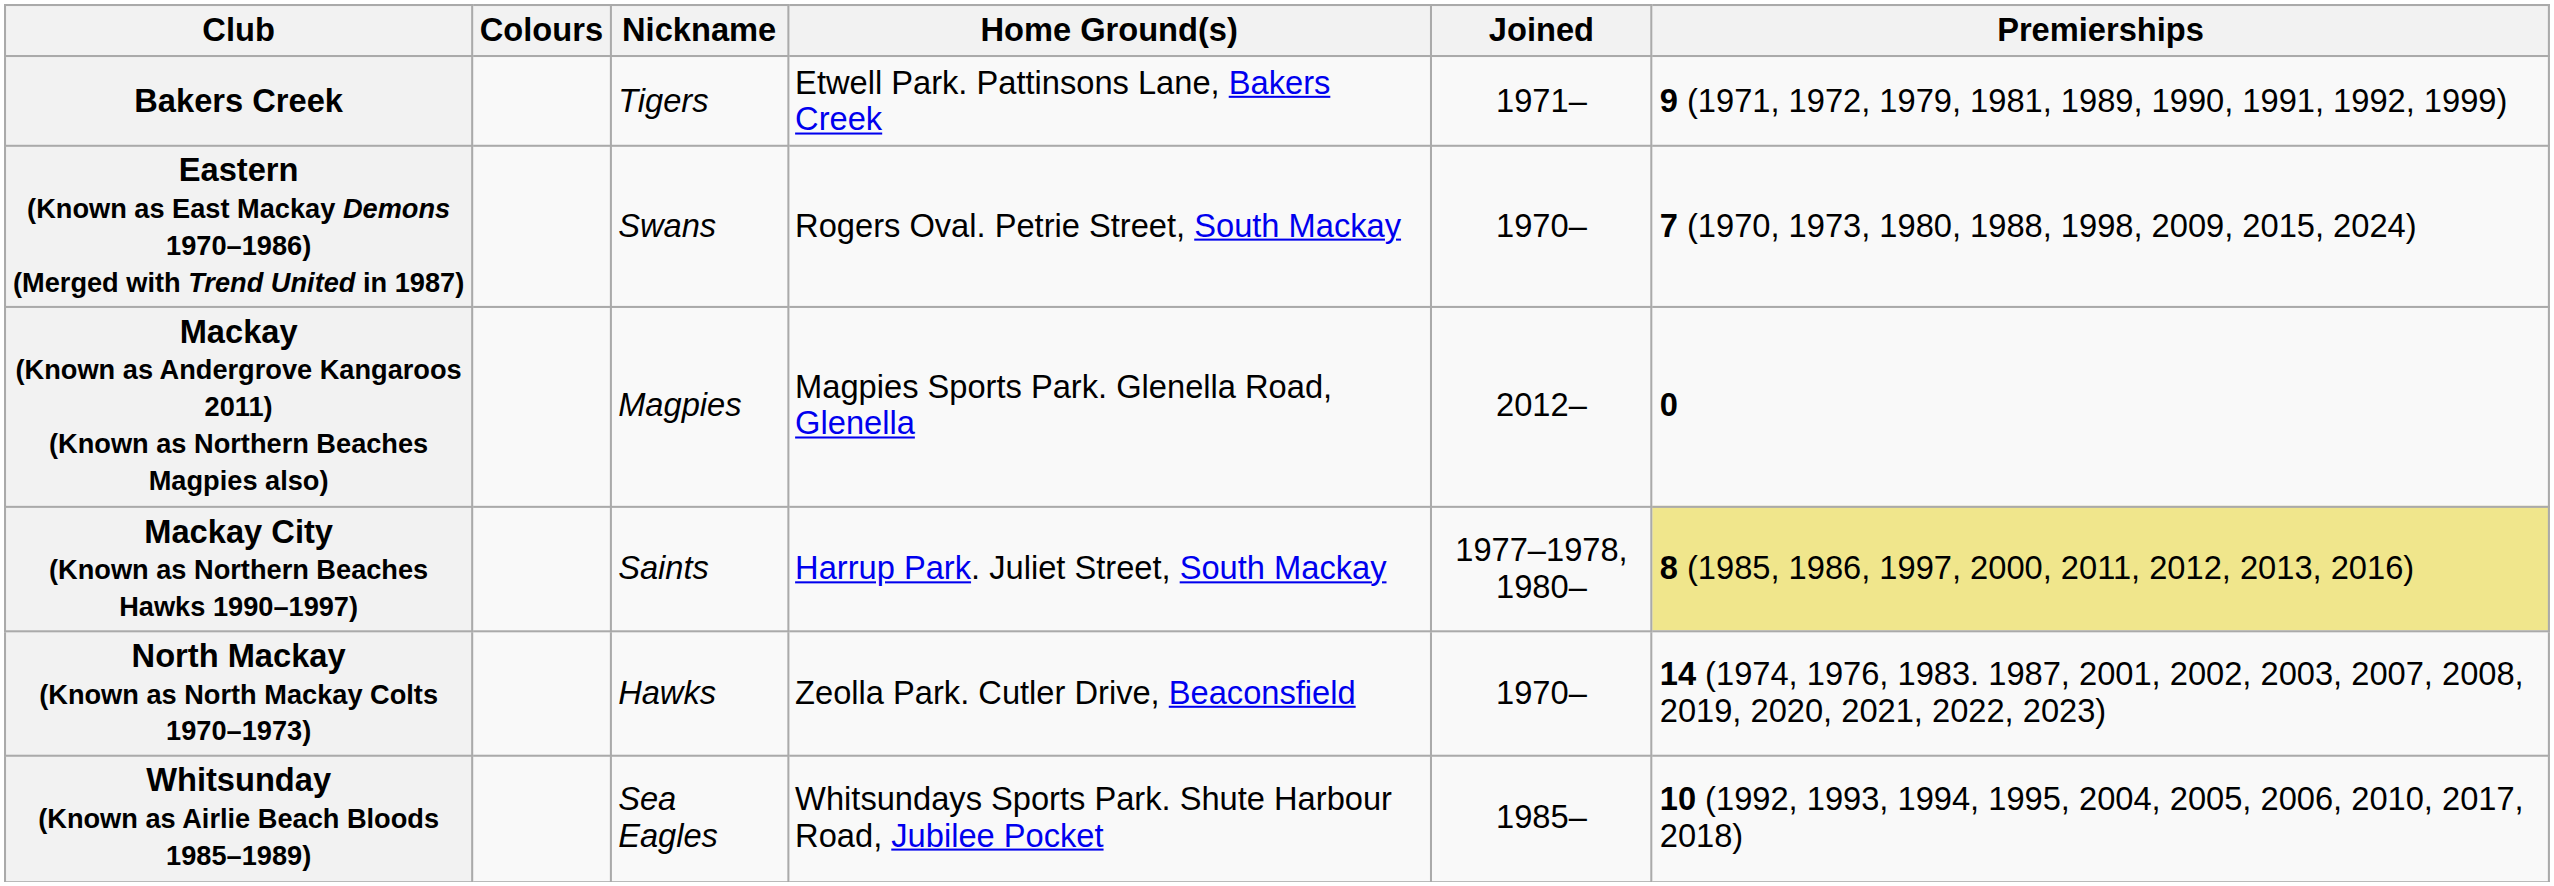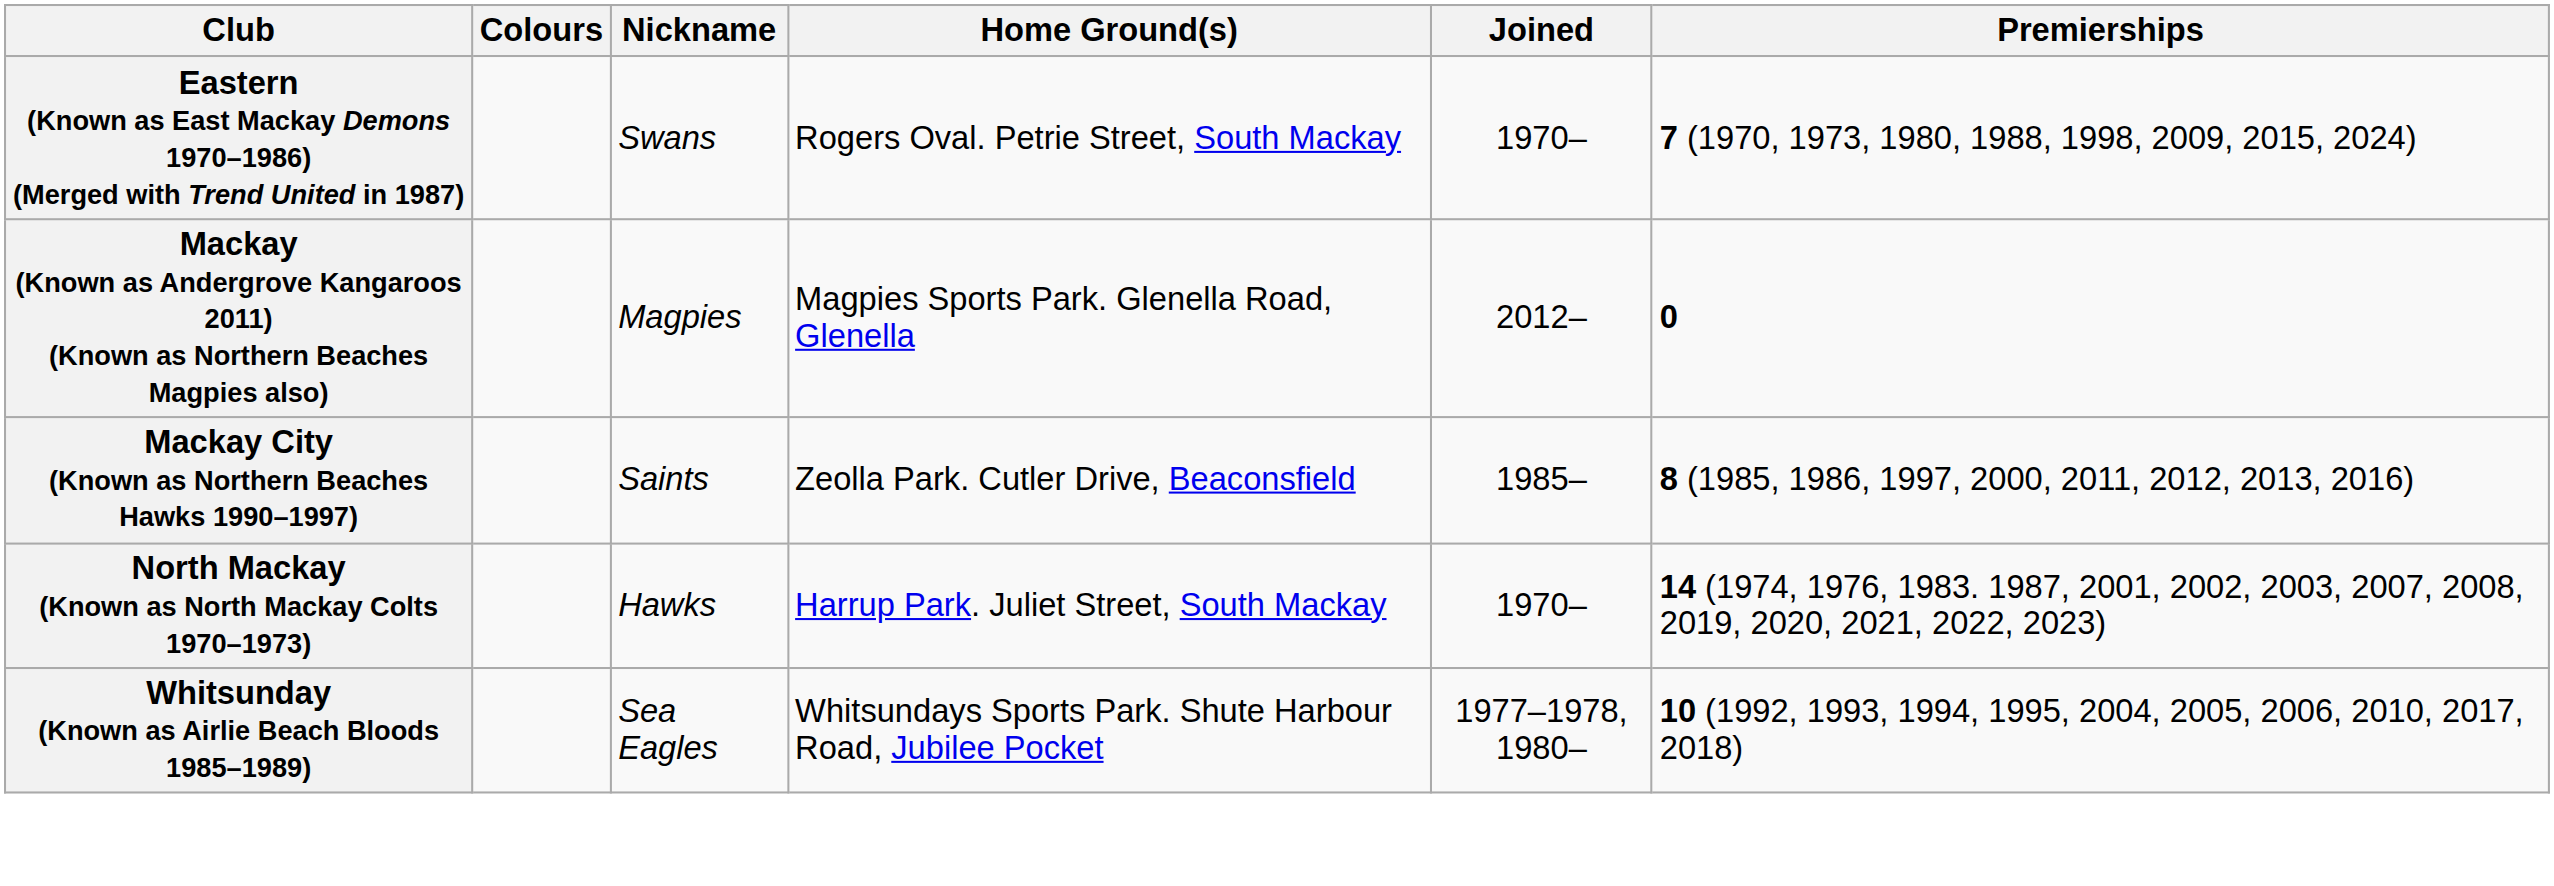- row: (239, 100)
(1091, 567) Harrup Park. Juliet Street, South Mackay -> (1075, 479) Zeolla Park. Cutler Drive, Beaconsfield
(1541, 567) 1977–1978, 1980– -> (1541, 479) 1985–
(2037, 567) khaki background -> (2037, 479) no background
(1075, 693) Zeolla Park. Cutler Drive, Beaconsfield -> (1091, 604) Harrup Park. Juliet Street, South Mackay
(1541, 818) 1985– -> (1541, 729) 1977–1978, 1980–
